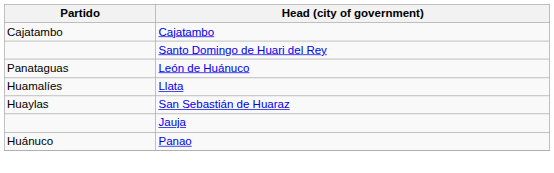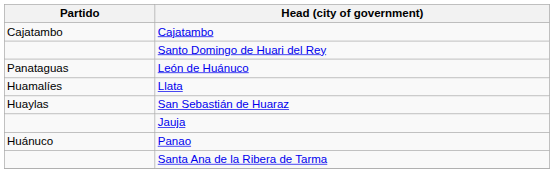+ row: (243, 159)
